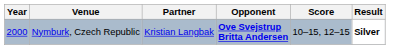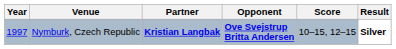(17, 32) 2000 -> (17, 32) 1997
(179, 32) normal -> (182, 32) bold
